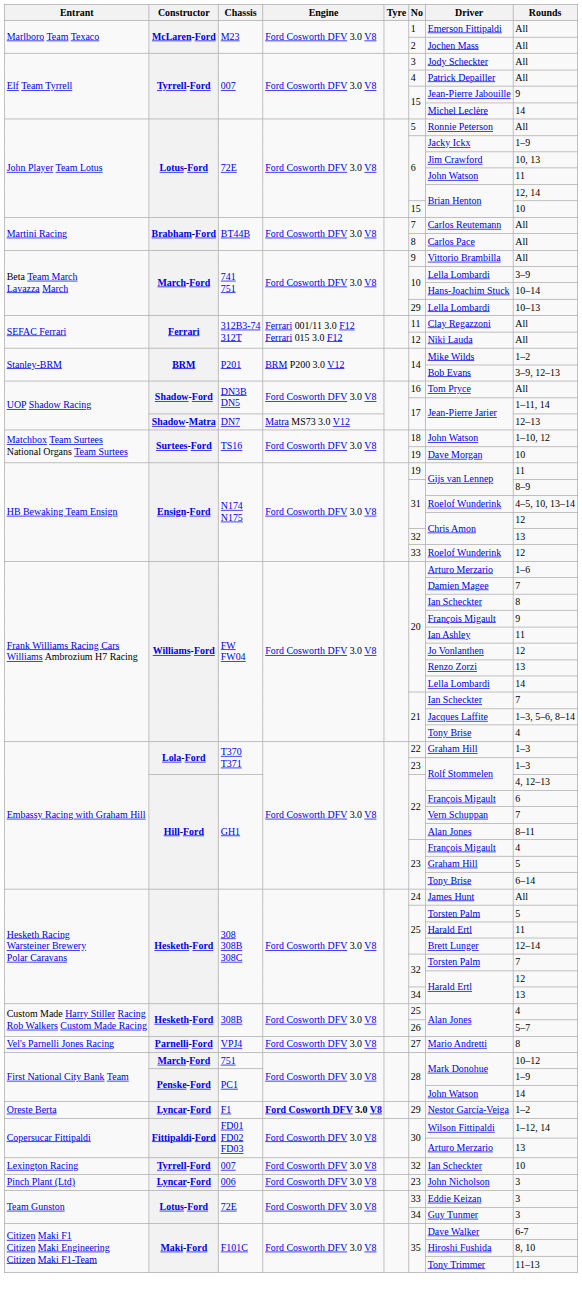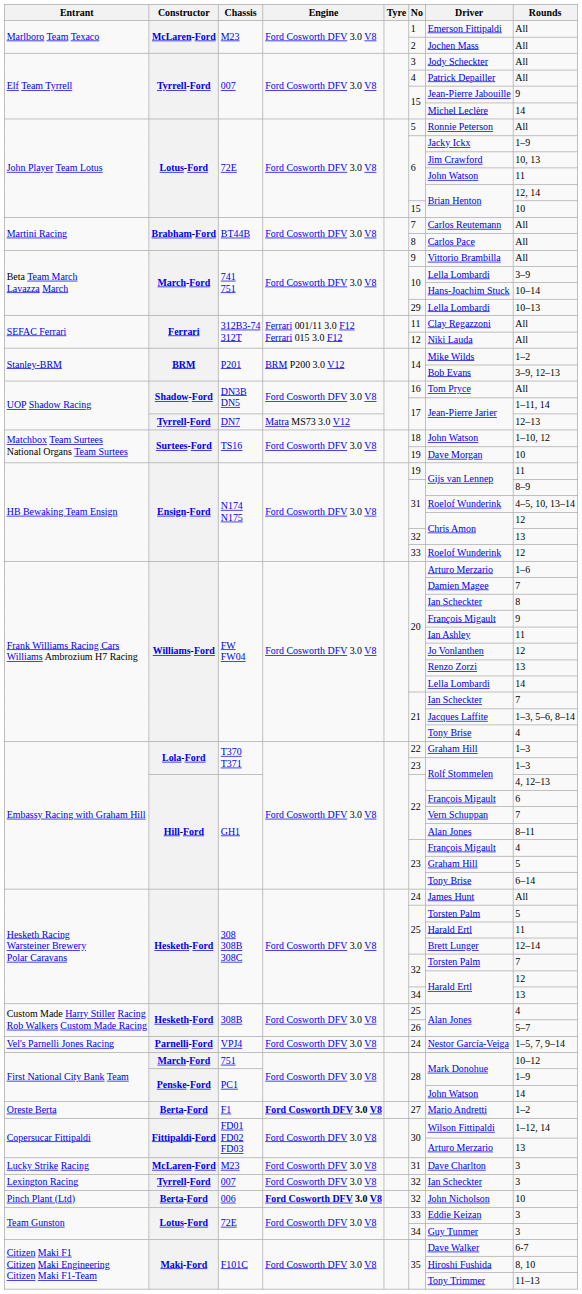(184, 421) Shadow-Matra -> (184, 421) Tyrrell-Ford
(416, 1044) 27 -> (416, 1044) 24
(457, 1044) Mario Andretti -> (468, 1044) Nestor García-Veiga
(518, 1044) 8 -> (540, 1044) 1–5, 7, 9–14
(184, 1109) Lyncar-Ford -> (184, 1109) Berta-Ford
(416, 1109) 29 -> (416, 1109) 27
(468, 1109) Nestor García-Veiga -> (457, 1109) Mario Andretti
+ row: (48, 1165)
(520, 1165) 10 -> (518, 1182) 3
(184, 1182) Lyncar-Ford -> (184, 1198) Berta-Ford
(321, 1182) normal -> (324, 1198) bold
(416, 1182) 23 -> (416, 1198) 32
(518, 1182) 3 -> (520, 1198) 10
